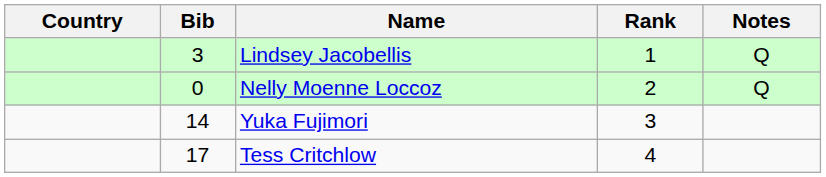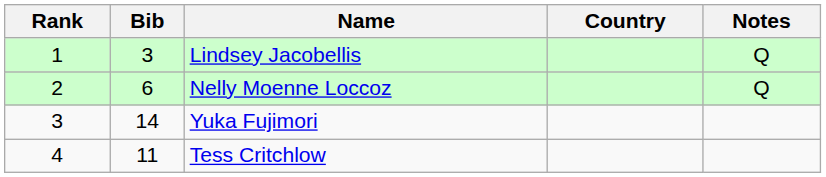columns swapped: (650, 21) <-> (82, 21)
(198, 88) 0 -> (147, 88) 6
(198, 155) 17 -> (147, 155) 11
